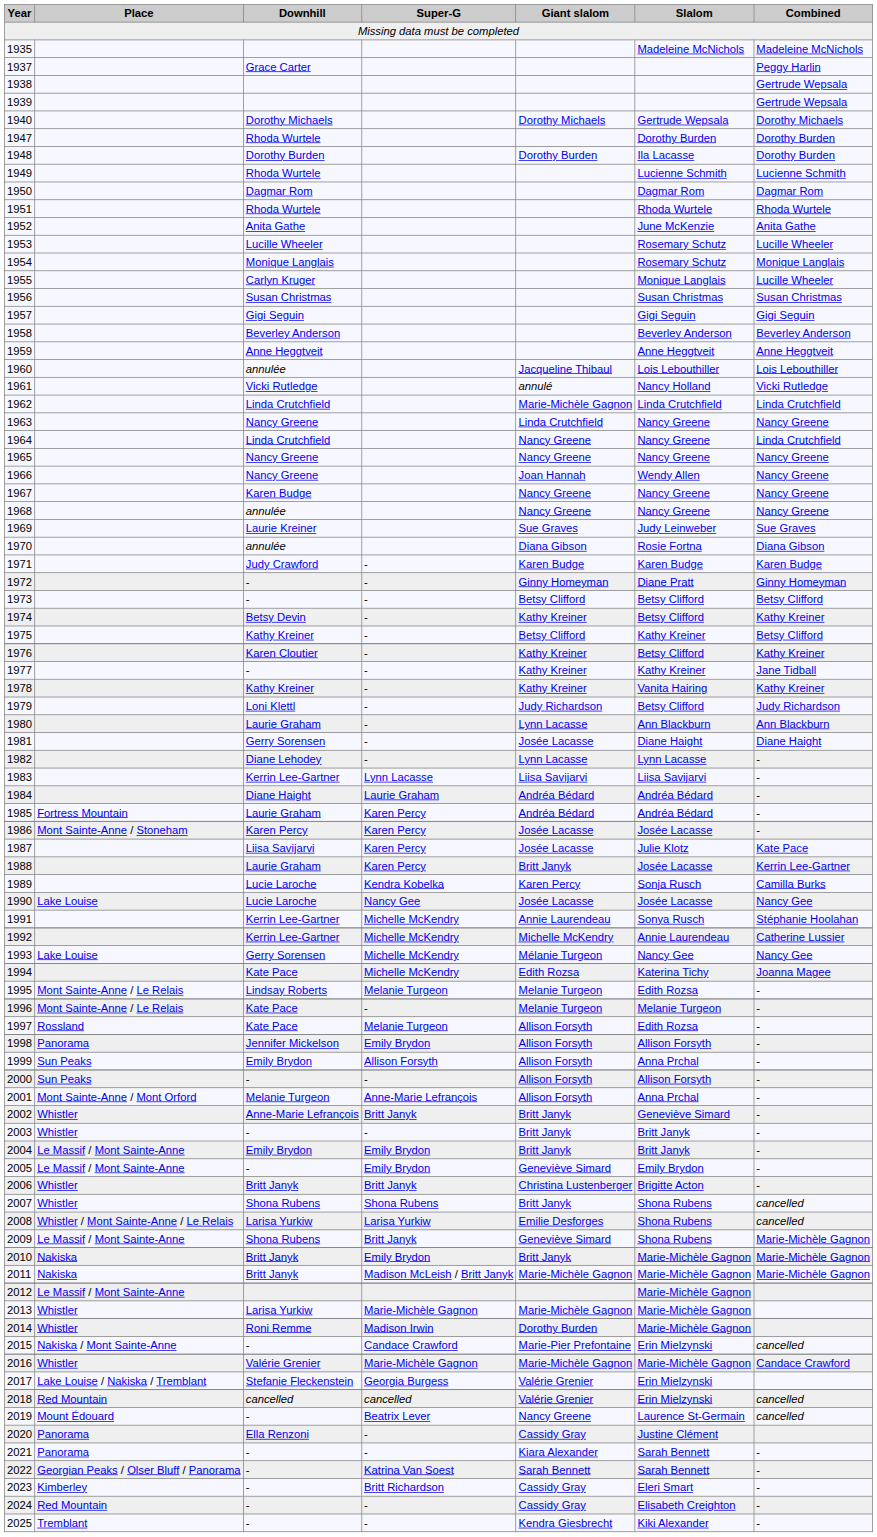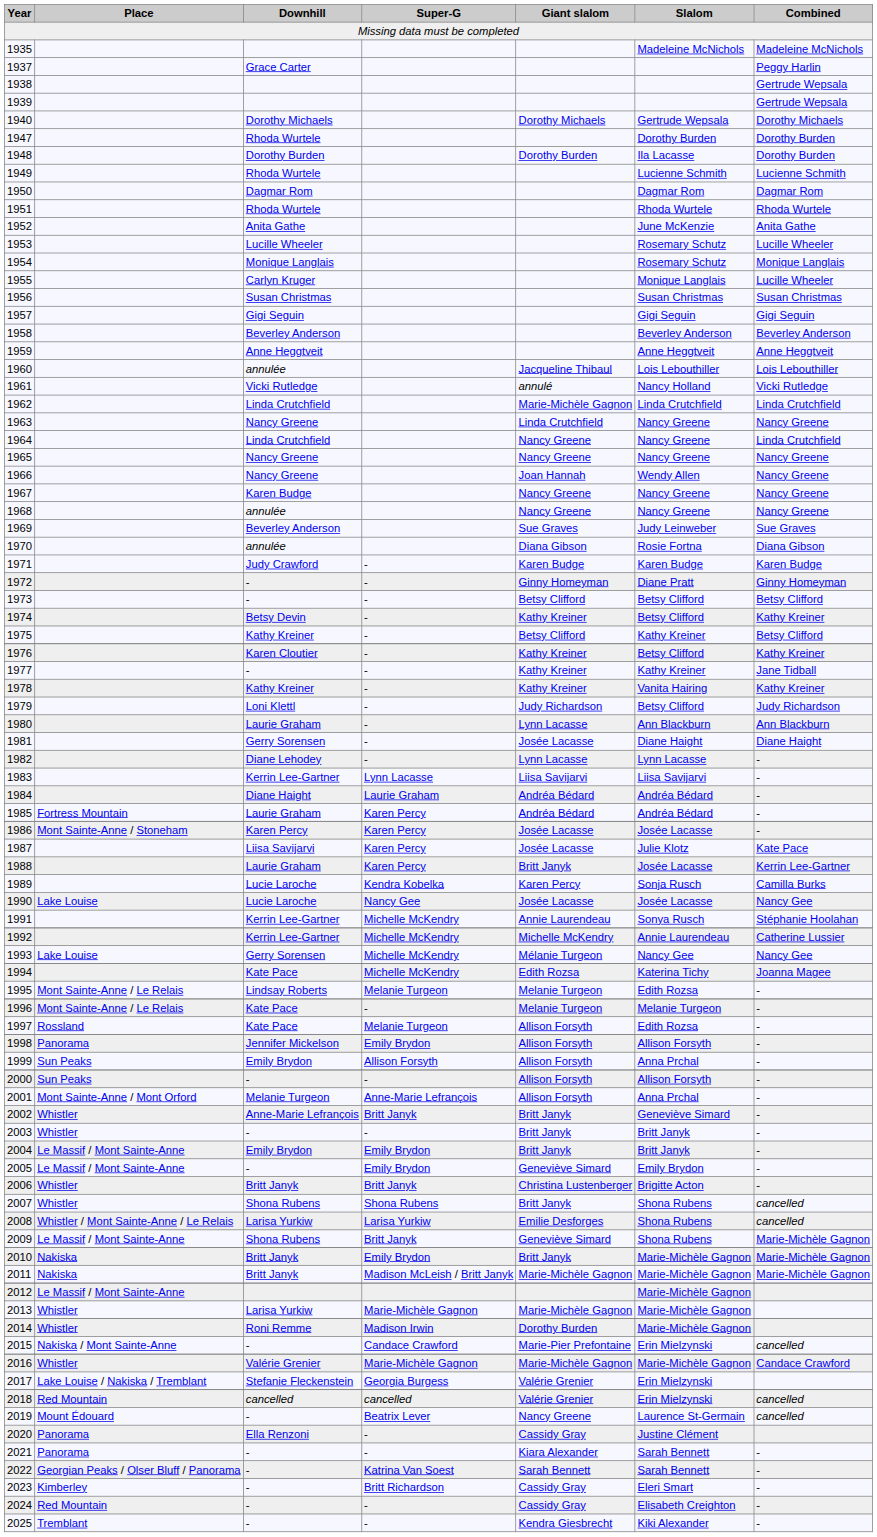(281, 528) Laurie Kreiner -> (293, 528) Beverley Anderson
